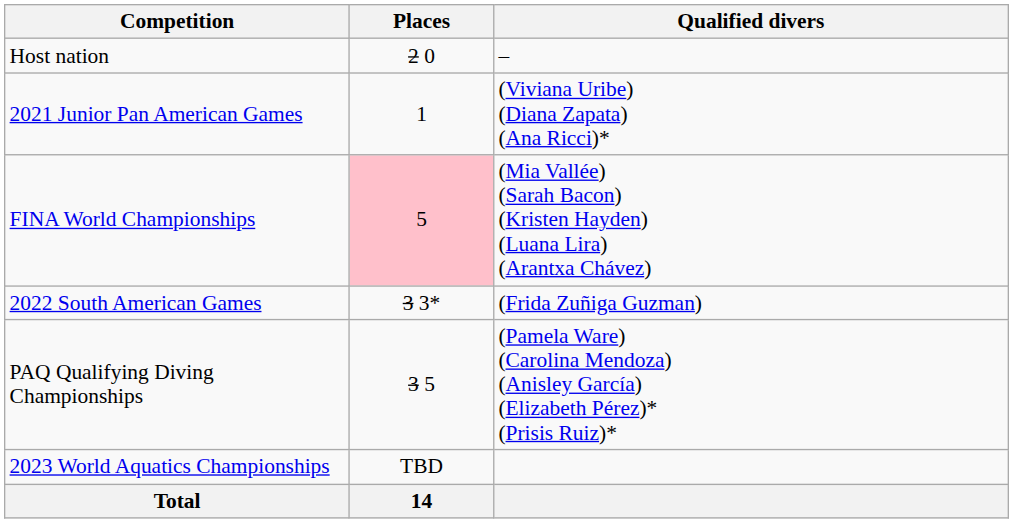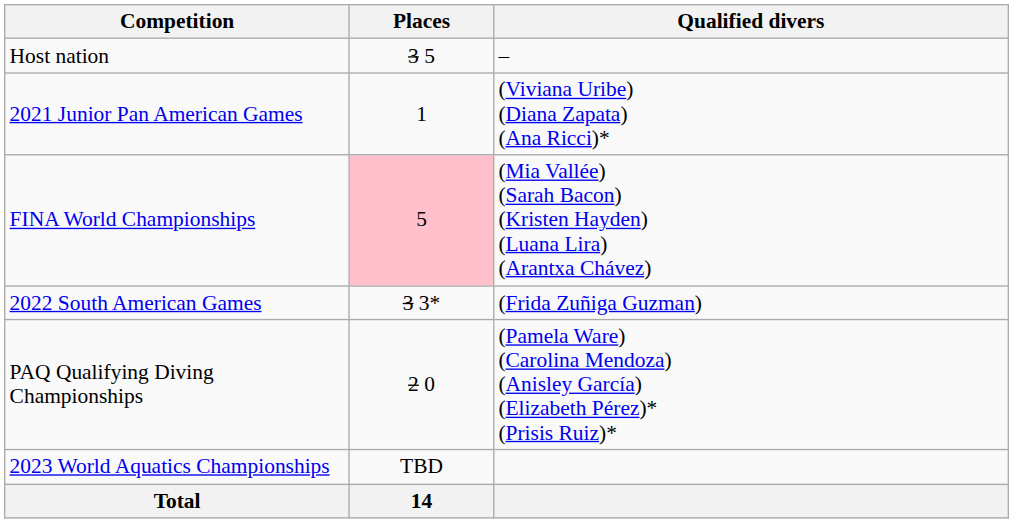(421, 55) 2 0 -> (421, 55) 3 5
(421, 384) 3 5 -> (421, 384) 2 0
